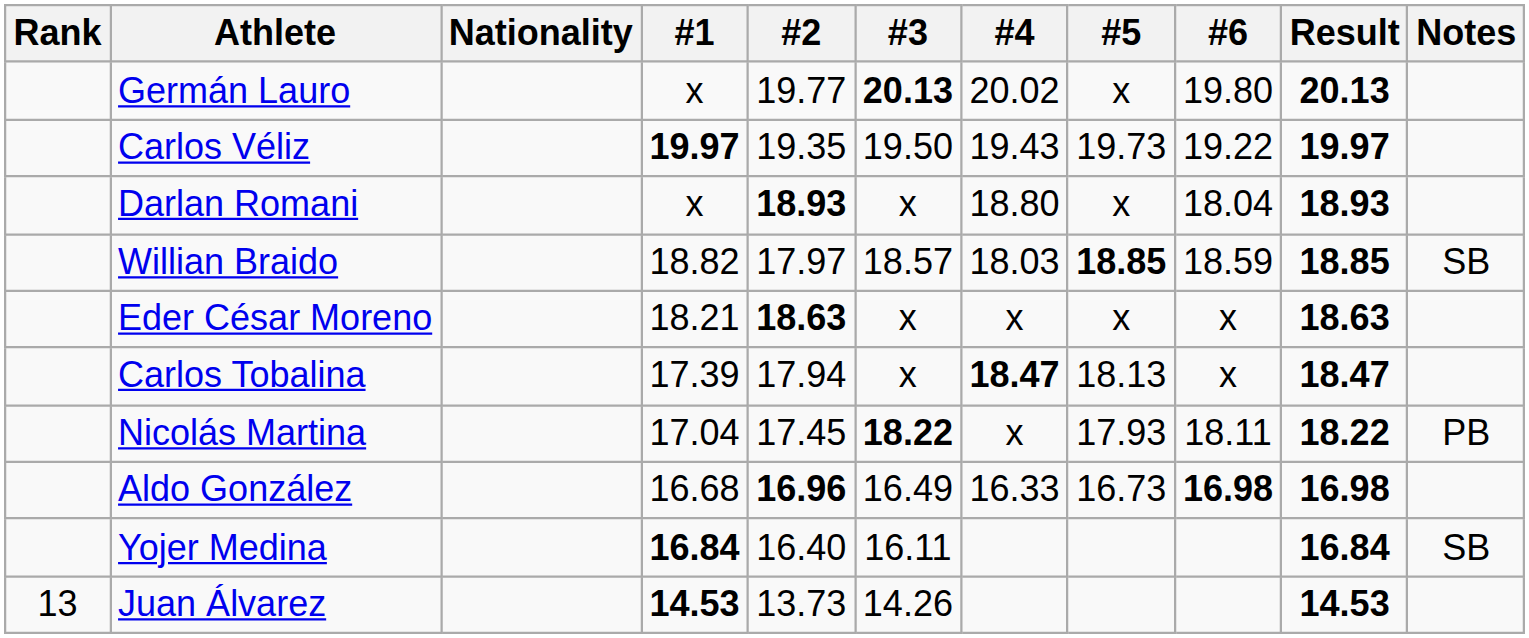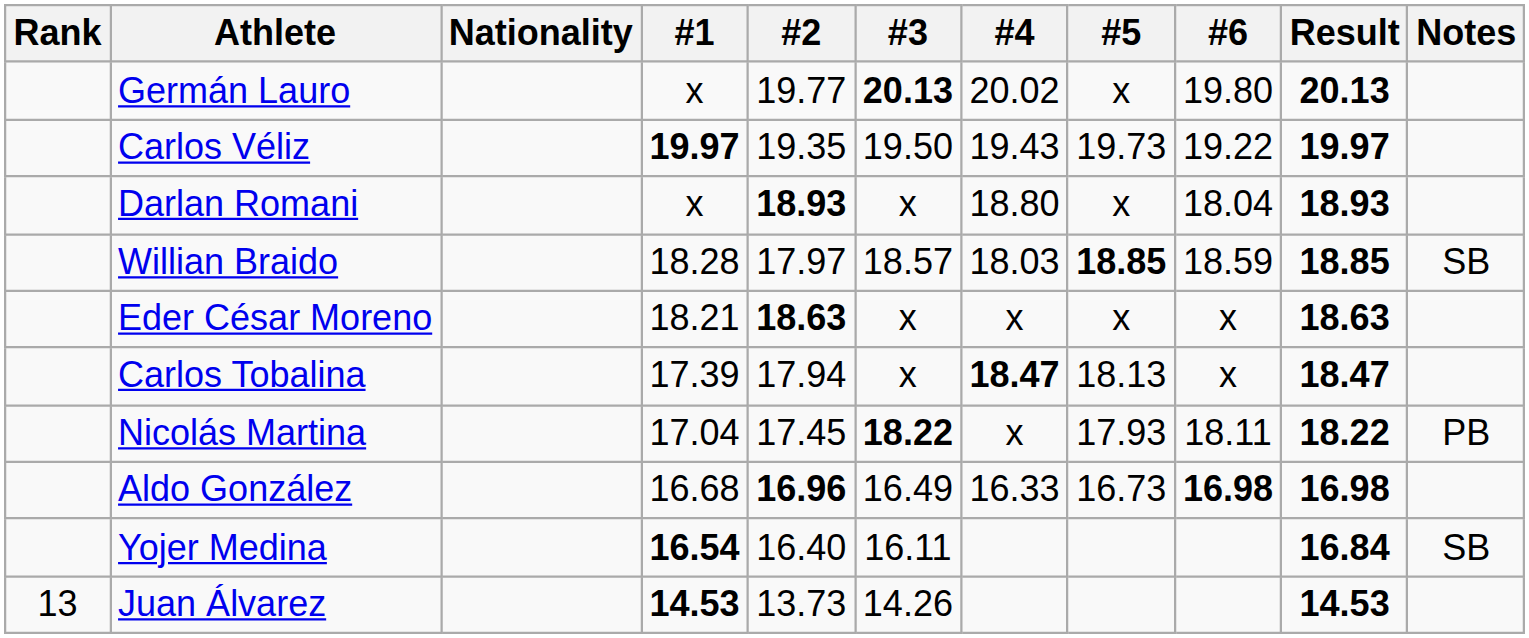(694, 261) 18.82 -> (694, 261) 18.28
(694, 546) 16.84 -> (694, 546) 16.54
